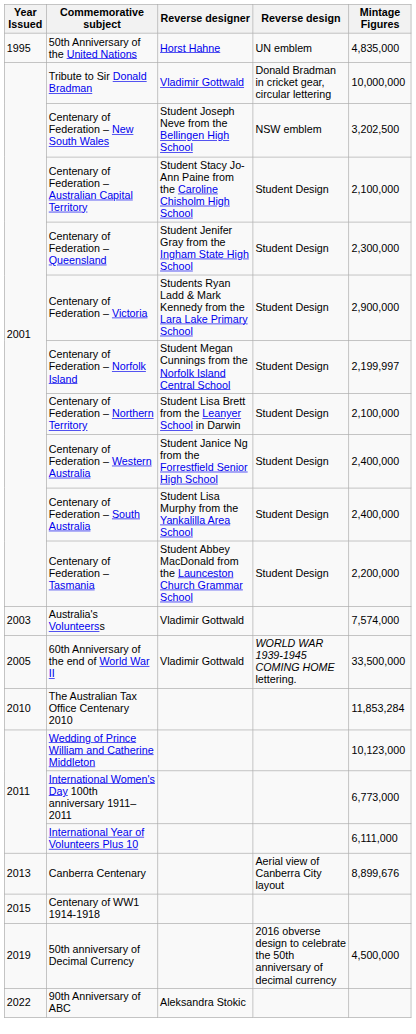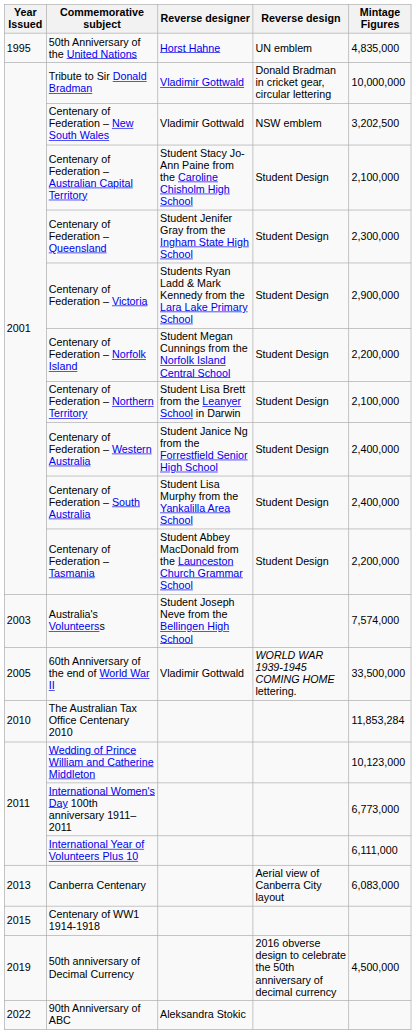(197, 130) Student Joseph Neve from the Bellingen High School -> (202, 124) Vladimir Gottwald
(375, 367) 2,199,997 -> (375, 355) 2,200,000
(202, 621) Vladimir Gottwald -> (197, 621) Student Joseph Neve from the Bellingen High School
(375, 873) 8,899,676 -> (375, 885) 6,083,000
